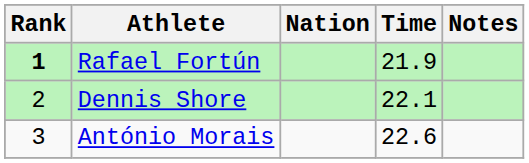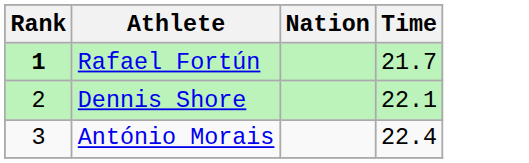- column: (483, 24)
(409, 62) 21.9 -> (409, 62) 21.7
(409, 138) 22.6 -> (409, 138) 22.4
